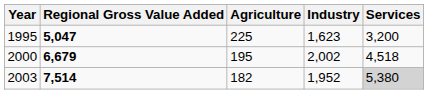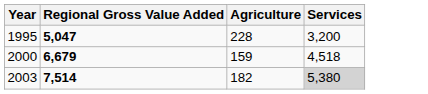- column: (333, 15)
(241, 36) 225 -> (241, 36) 228
(241, 57) 195 -> (241, 57) 159
